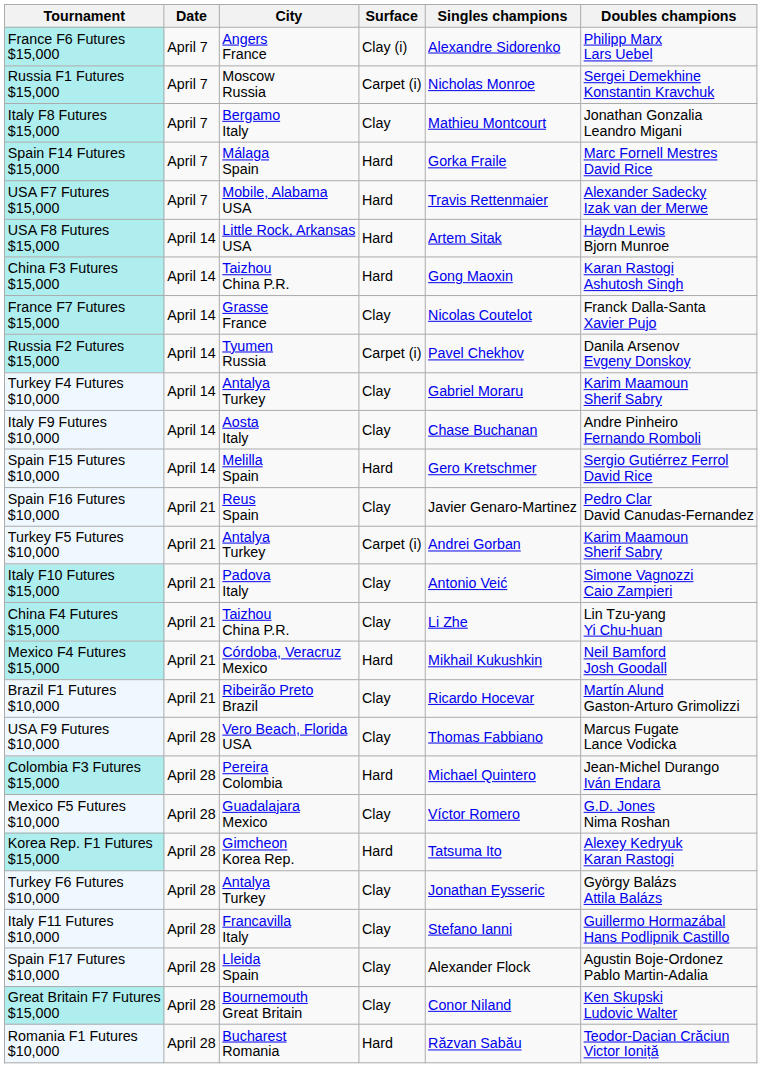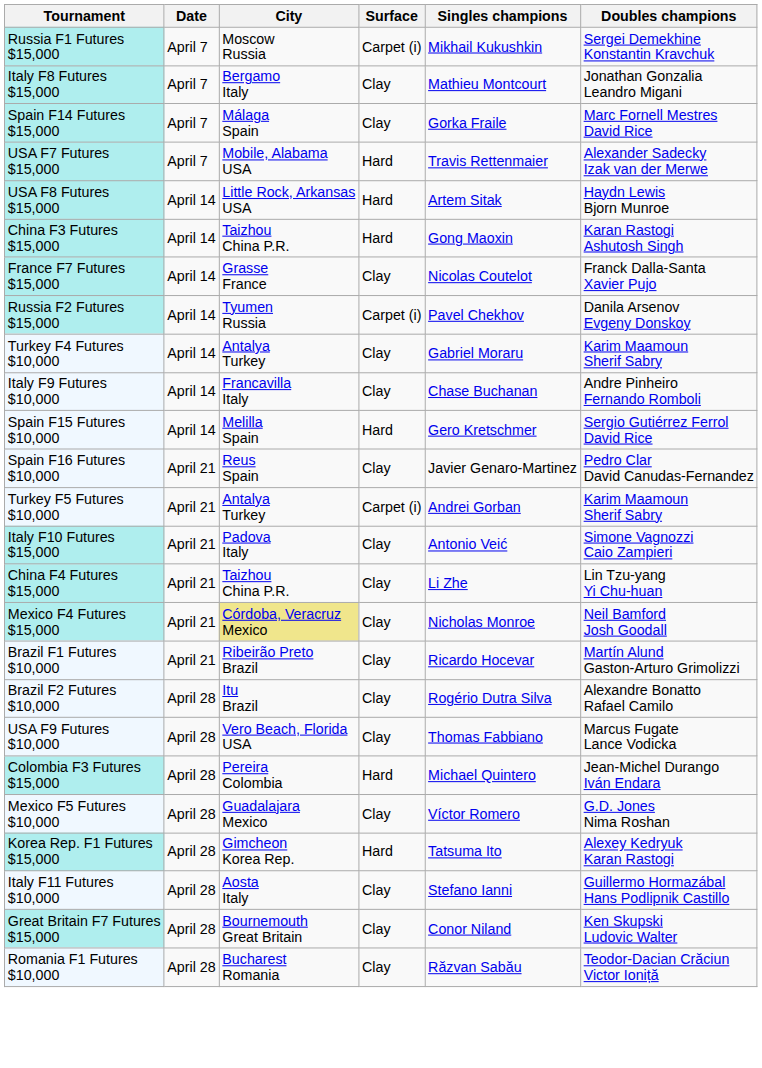- row: (66, 47)
(482, 85) Nicholas Monroe -> (485, 47) Mikhail Kukushkin
(377, 162) Hard -> (376, 123) Clay
(241, 430) Aosta Italy -> (257, 392) Francavilla Italy
(282, 660) no background -> (282, 622) khaki background
(377, 660) Hard -> (376, 622) Clay
(485, 660) Mikhail Kukushkin -> (482, 622) Nicholas Monroe
+ row: (62, 699)
- row: (66, 891)
(257, 929) Francavilla Italy -> (241, 891) Aosta Italy
- row: (66, 967)
(377, 1044) Hard -> (376, 967) Clay
